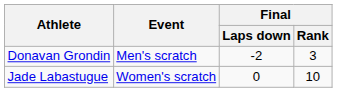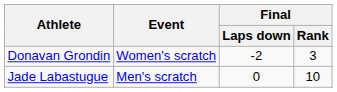(157, 57) Men's scratch -> (166, 57) Women's scratch
(166, 77) Women's scratch -> (157, 77) Men's scratch
